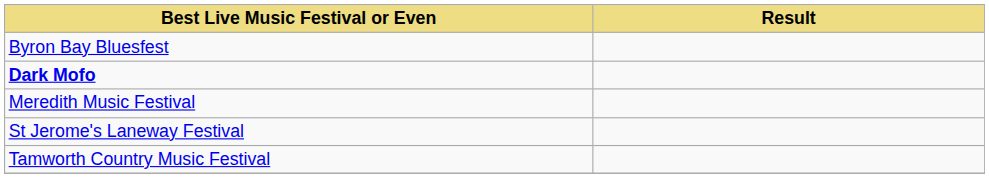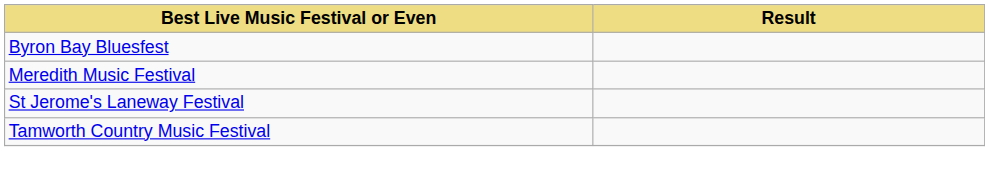- row: (52, 74)
